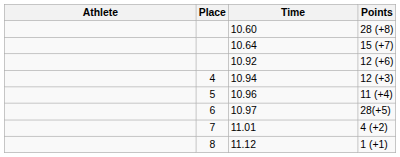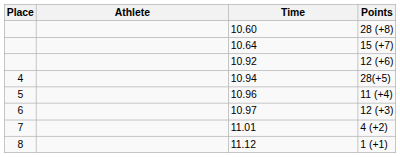columns swapped: (212, 12) <-> (100, 12)
(377, 78) 12 (+3) -> (375, 78) 28(+5)
(375, 111) 28(+5) -> (377, 111) 12 (+3)
